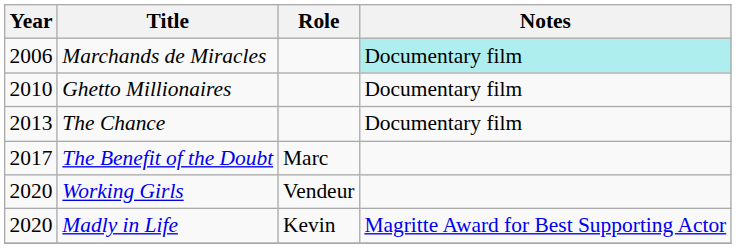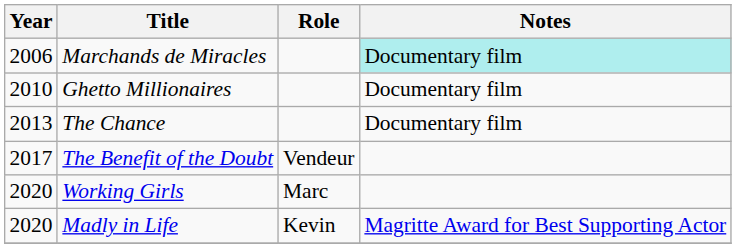(306, 157) Marc -> (319, 157) Vendeur
(319, 191) Vendeur -> (306, 191) Marc
